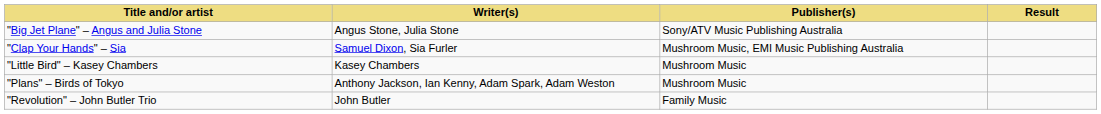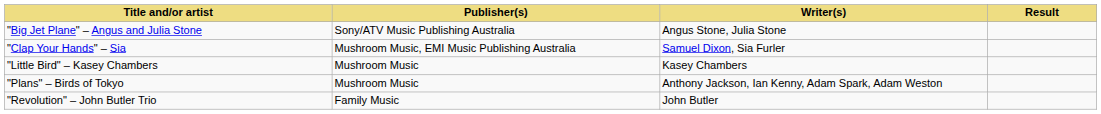columns swapped: (496, 13) <-> (824, 13)
